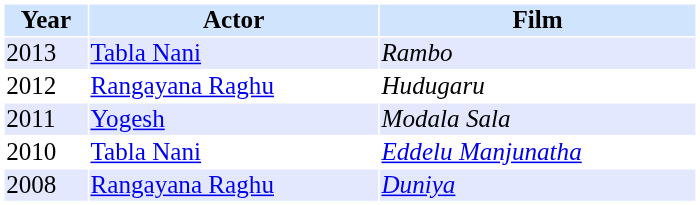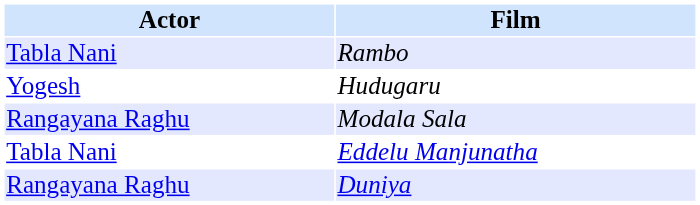- column: (46, 19)
(182, 85) Rangayana Raghu -> (43, 85) Yogesh
(128, 118) Yogesh -> (98, 118) Rangayana Raghu
